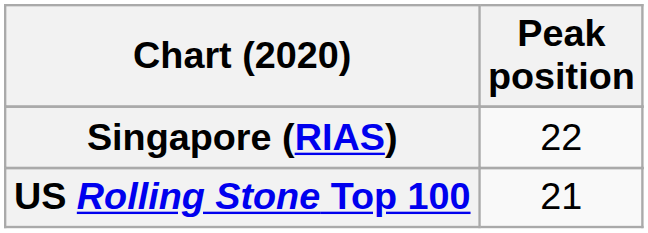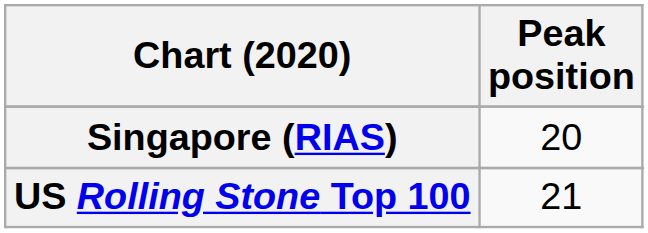(561, 136) 22 -> (561, 136) 20
